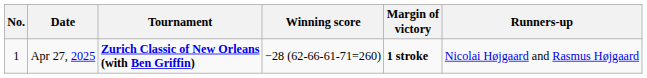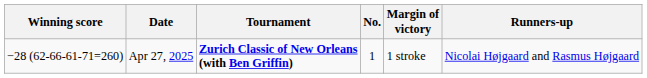columns swapped: (16, 21) <-> (323, 21)
(407, 56) bold -> (406, 56) normal
